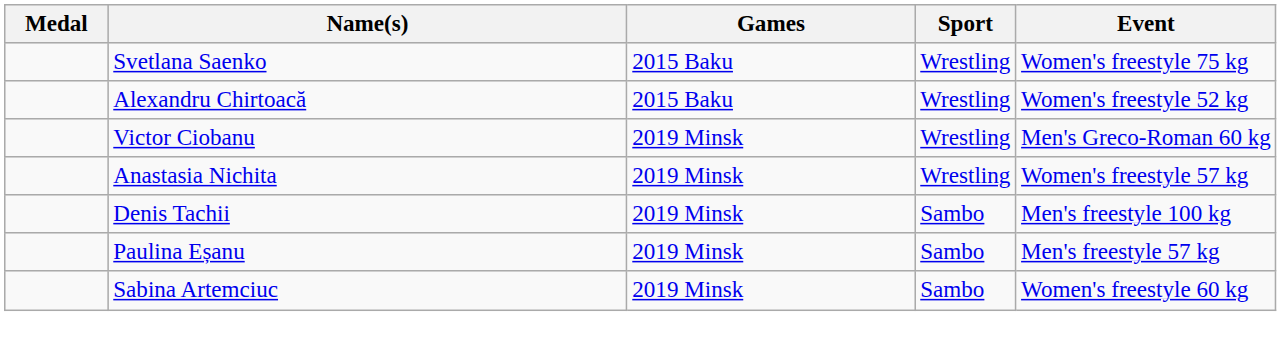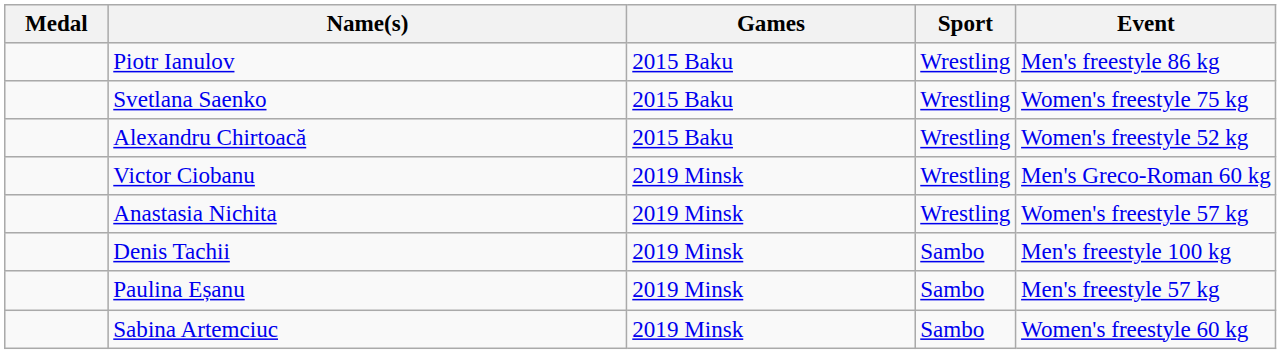+ row: (174, 61)
